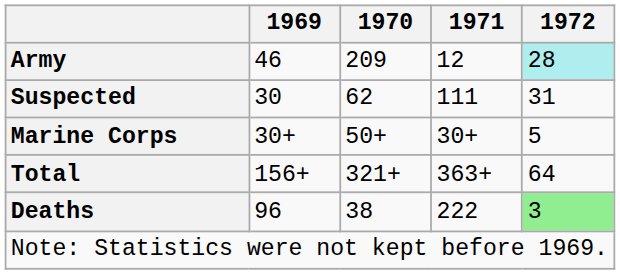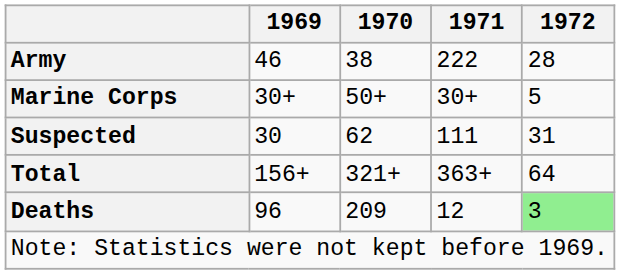(366, 61) 209 -> (359, 61) 38
(450, 61) 12 -> (457, 61) 222
(542, 61) paleturquoise background -> (542, 61) no background
rows swapped: (94, 136) <-> (73, 99)
(359, 212) 38 -> (366, 212) 209
(457, 212) 222 -> (450, 212) 12
